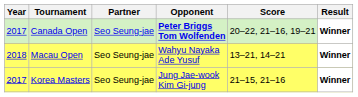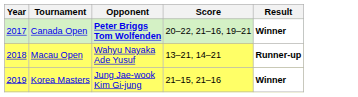- column: (124, 12)
(335, 56) Winner -> (278, 56) Runner-up
(17, 80) 2017 -> (17, 80) 2019
